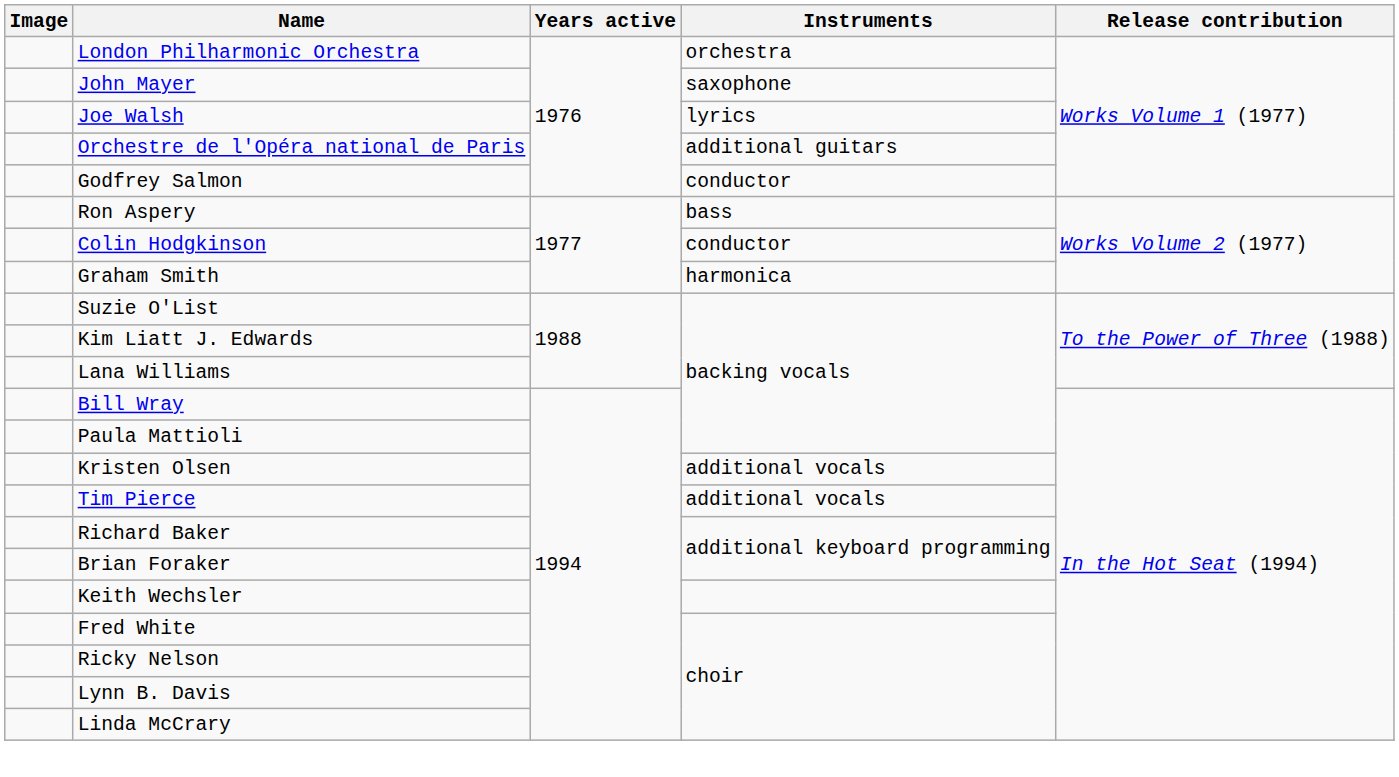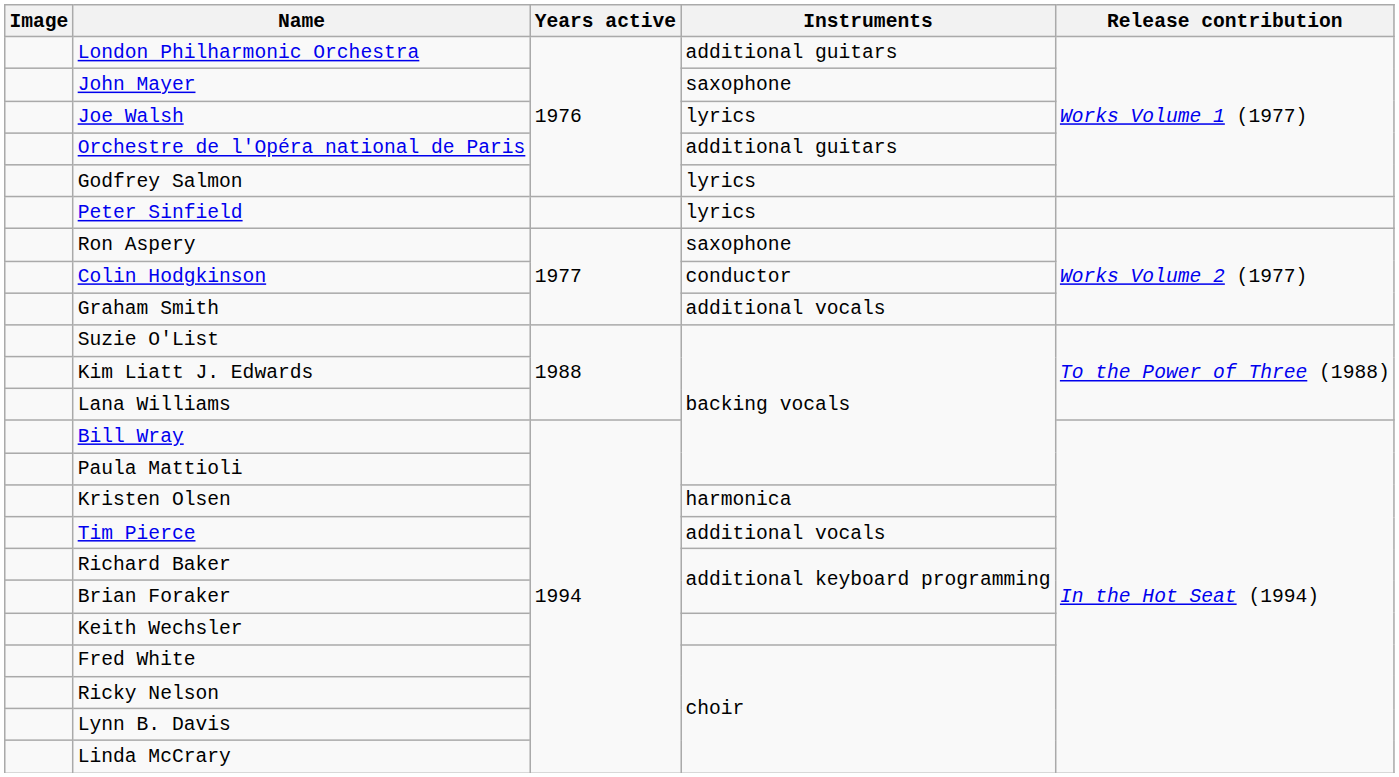(738, 53) orchestra -> (791, 53) additional guitars
(738, 181) conductor -> (721, 181) lyrics
+ row: (160, 213)
(709, 213) bass -> (738, 245) saxophone
(738, 277) harmonica -> (786, 309) additional vocals
(786, 469) additional vocals -> (738, 501) harmonica
